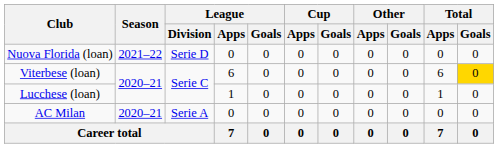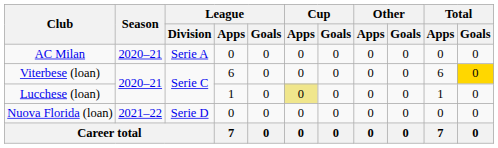rows swapped: (60, 113) <-> (60, 53)
(301, 93) no background -> (301, 93) khaki background
